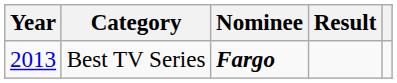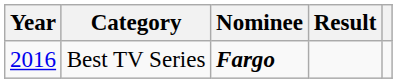(33, 59) 2013 -> (33, 59) 2016
